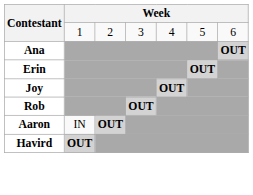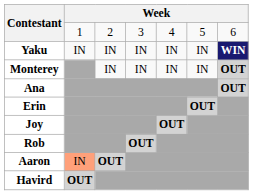+ row: (34, 50)
+ row: (34, 69)
(80, 124) no background -> (80, 161) lightsalmon background
